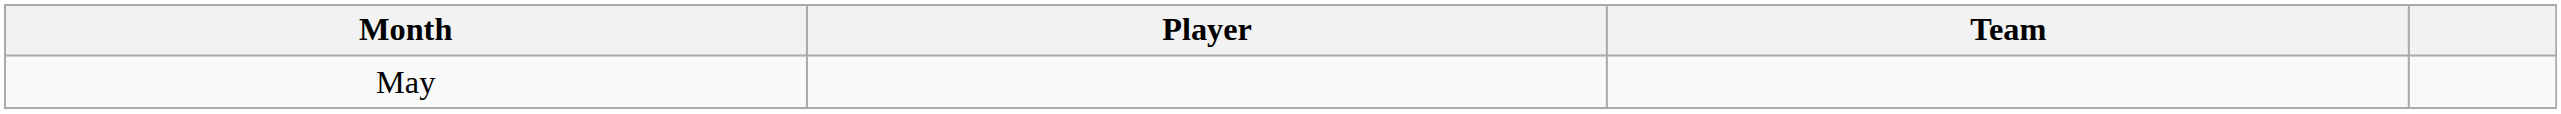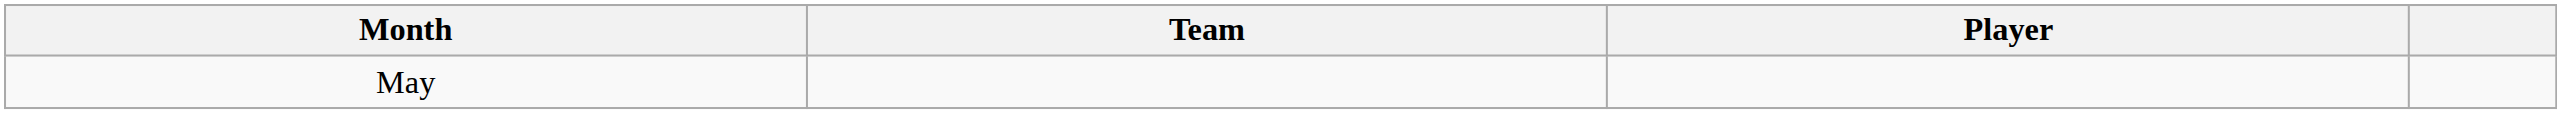columns swapped: (1207, 30) <-> (2008, 30)
